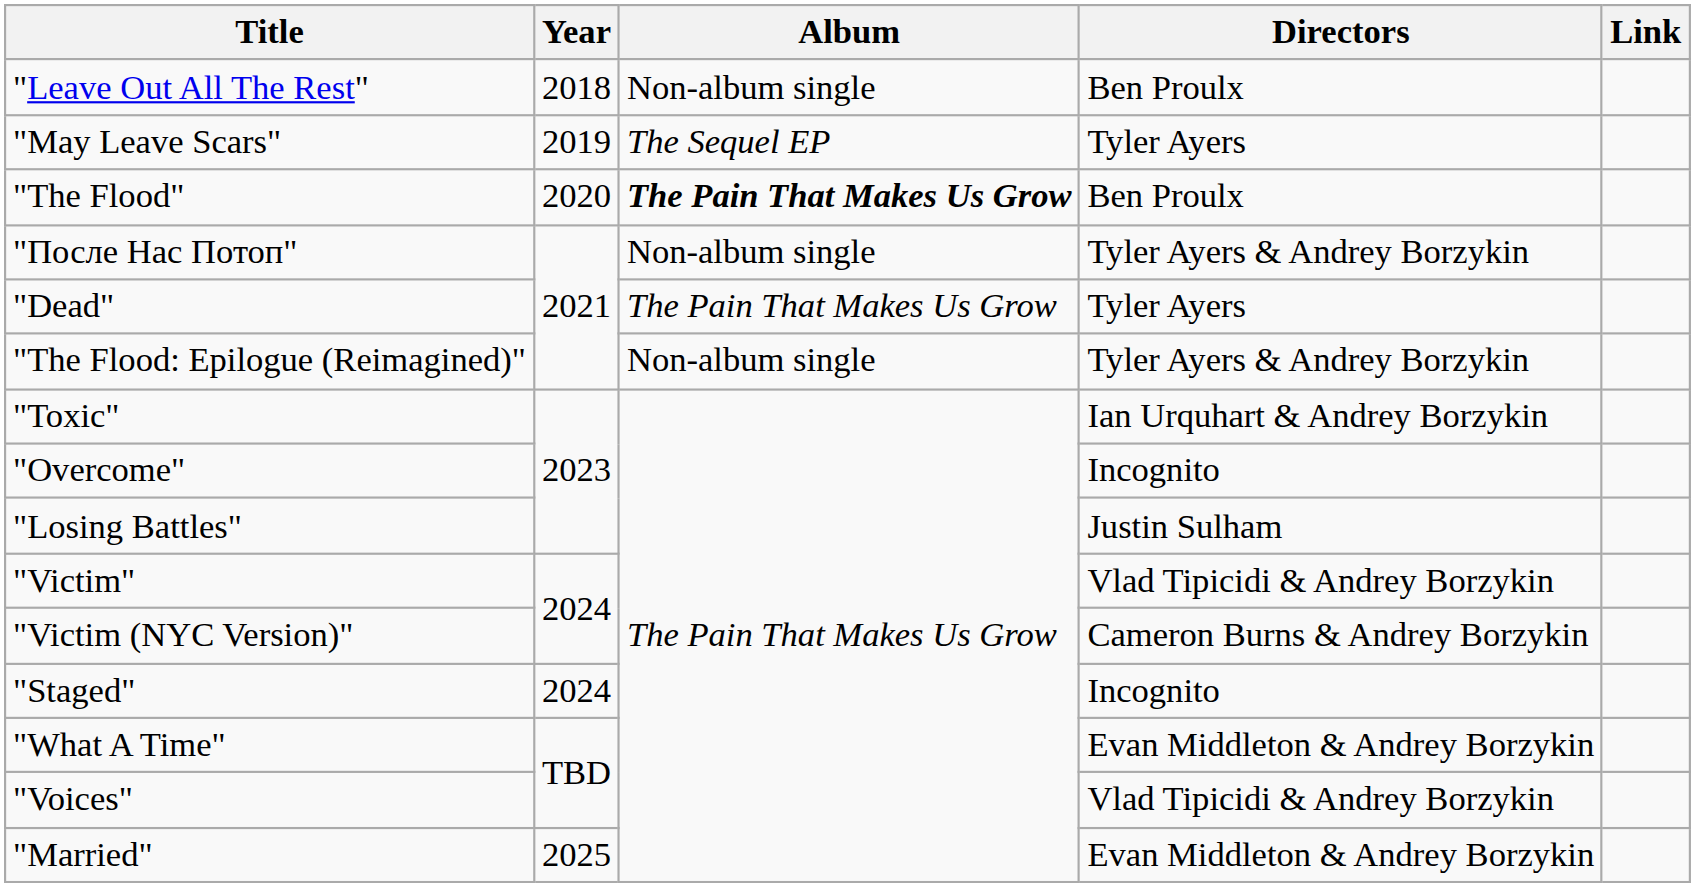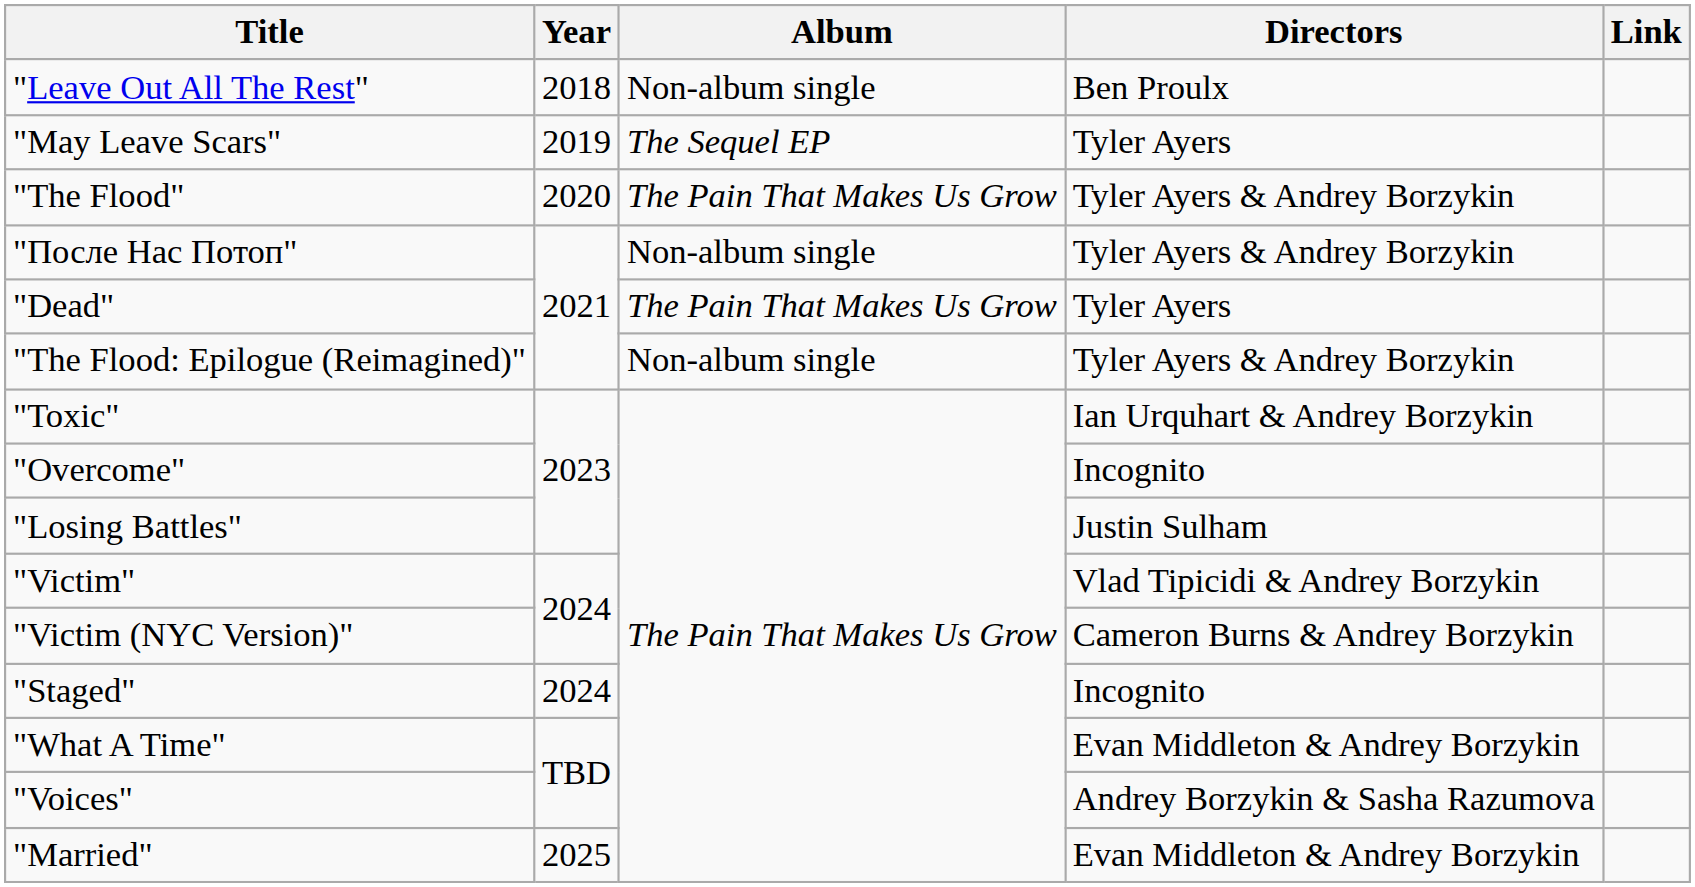(849, 196) bold -> (842, 196) normal
(1166, 196) Ben Proulx -> (1294, 196) Tyler Ayers & Andrey Borzykin
(1321, 799) Vlad Tipicidi & Andrey Borzykin -> (1334, 799) Andrey Borzykin & Sasha Razumova
